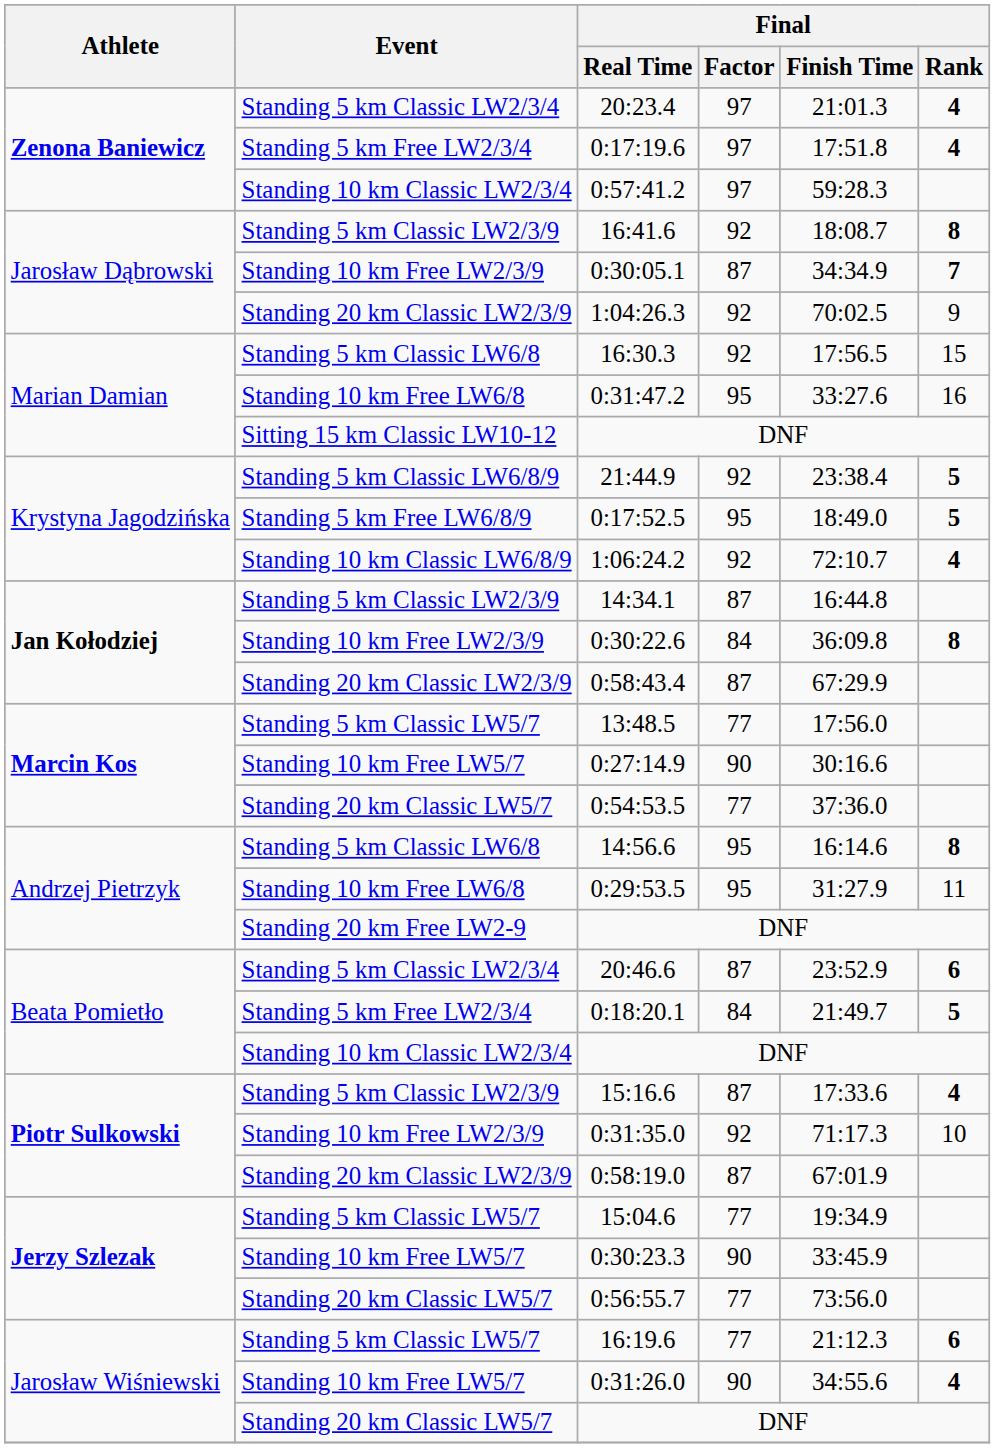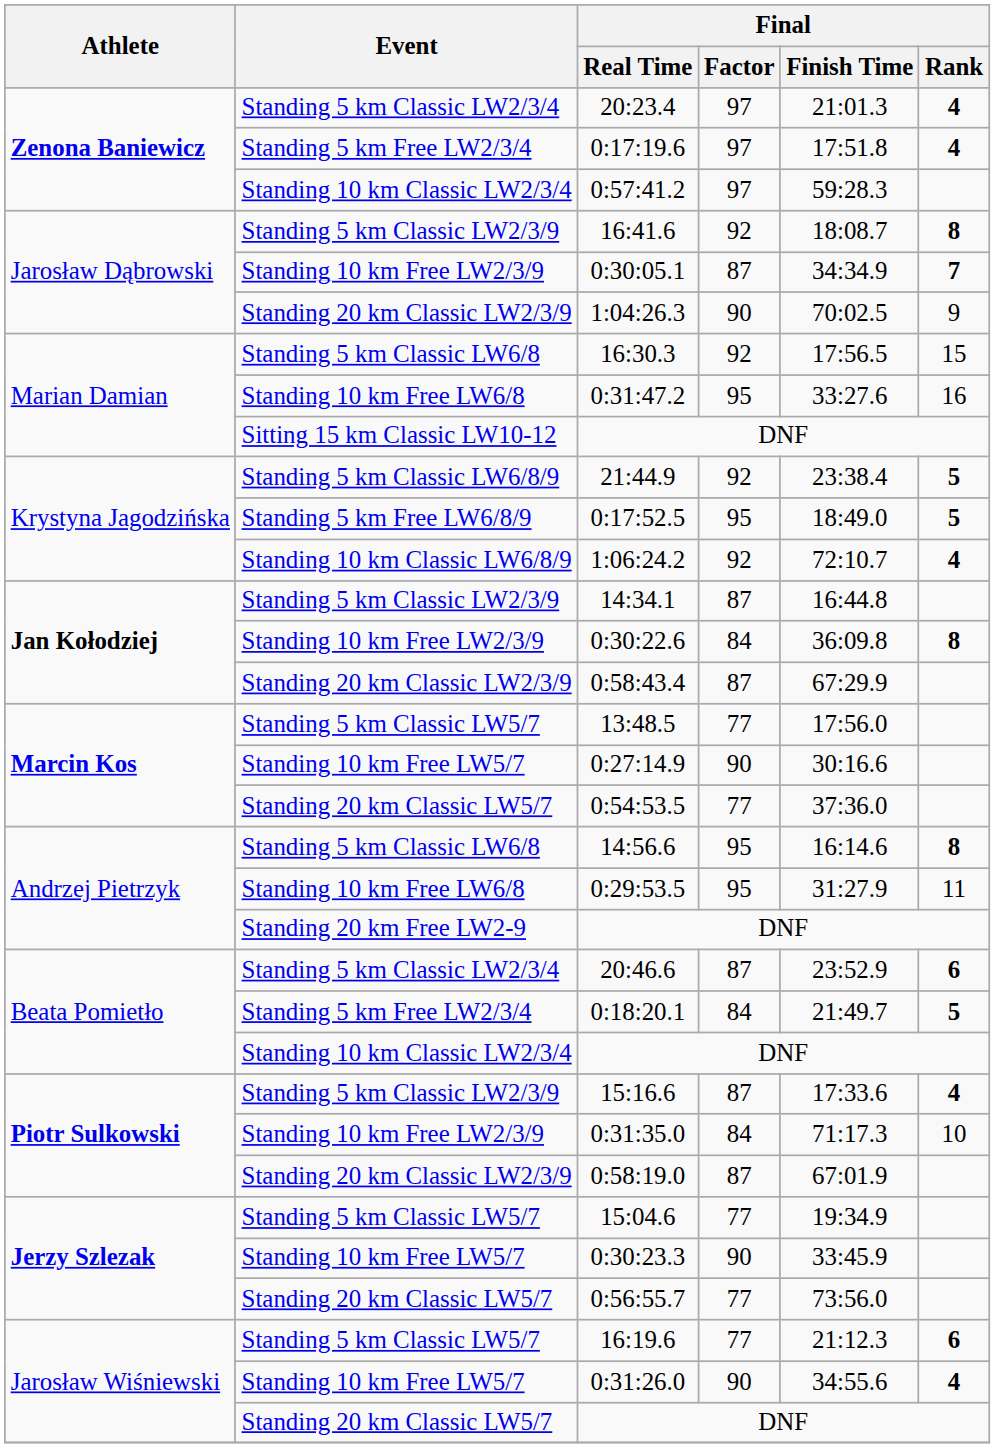(739, 313) 92 -> (739, 313) 90
(739, 1134) 92 -> (739, 1134) 84
